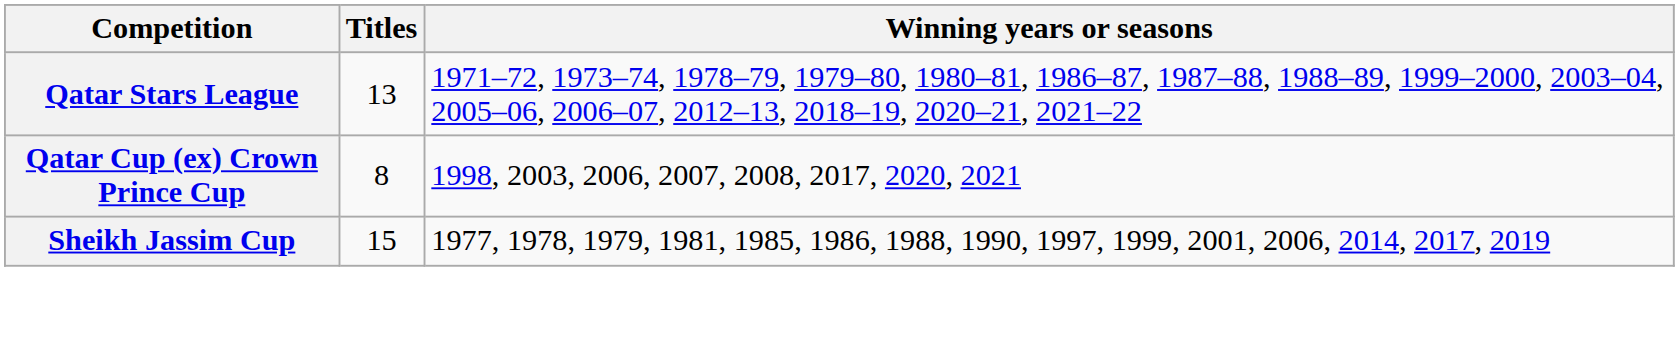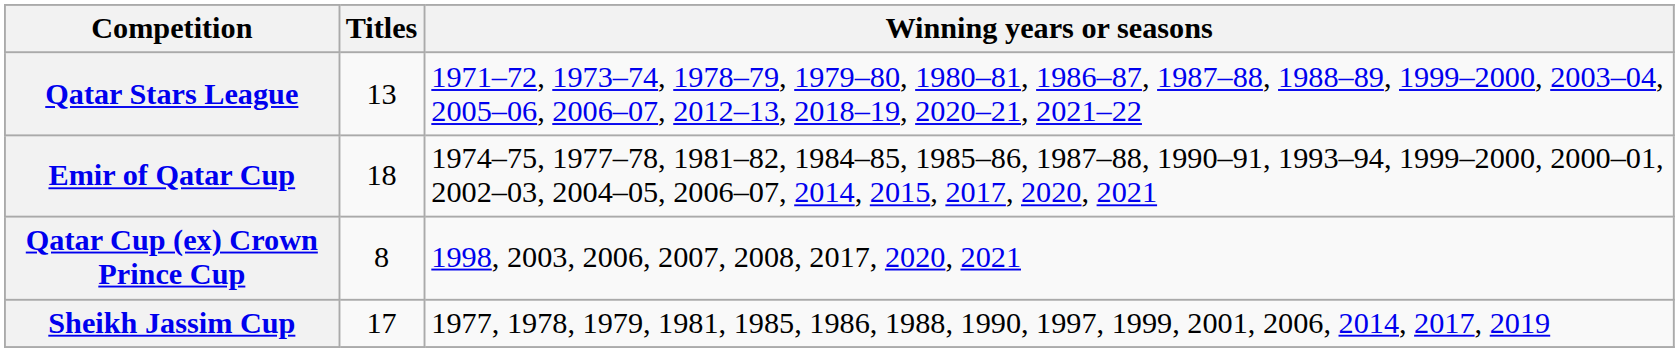+ row: (172, 175)
(382, 240) 15 -> (382, 322) 17
